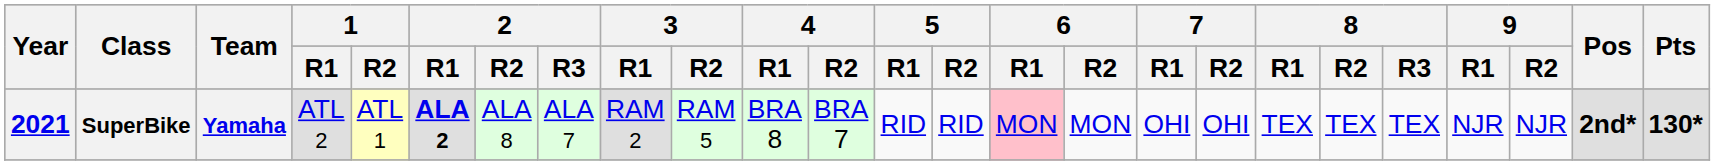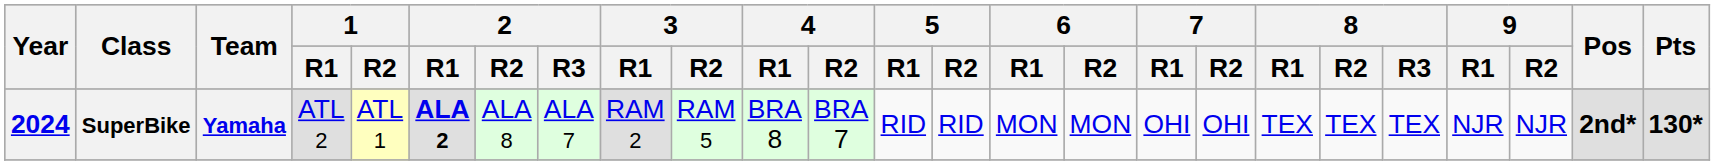(40, 124) 2021 -> (40, 124) 2024
(1027, 124) pink background -> (1027, 124) no background
